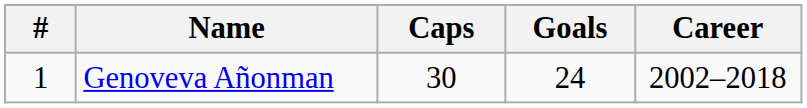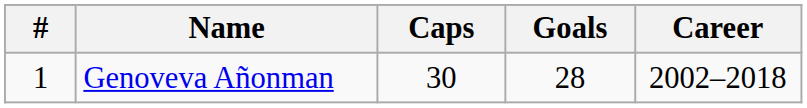(570, 77) 24 -> (570, 77) 28
